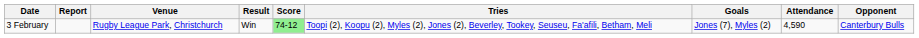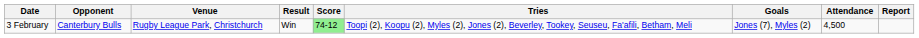columns swapped: (876, 11) <-> (73, 11)
(794, 26) 4,590 -> (834, 26) 4,500
